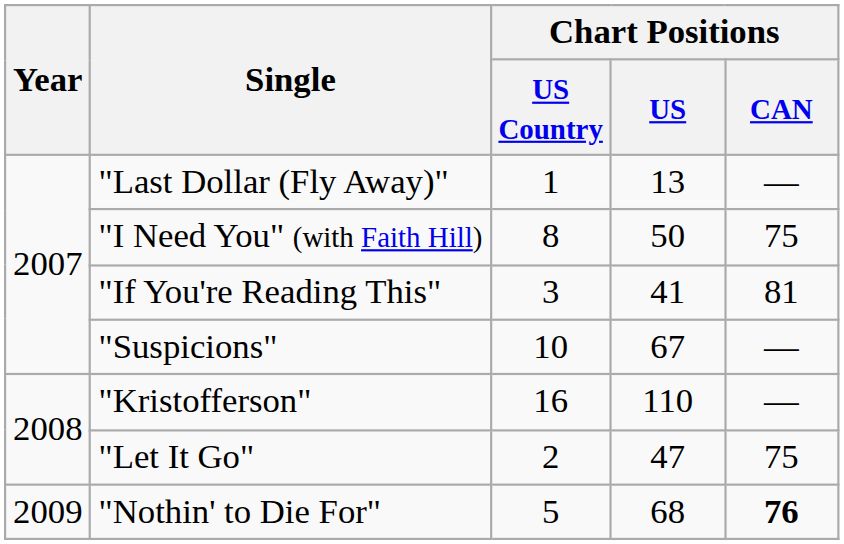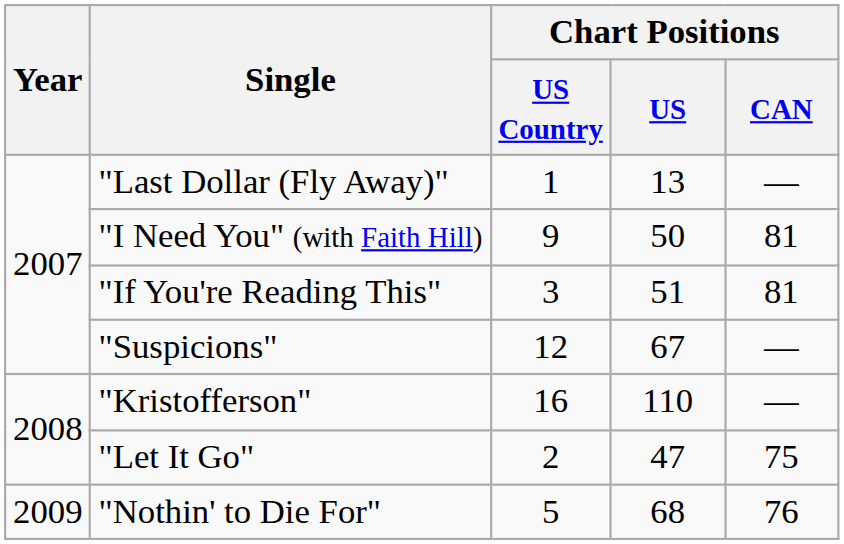(551, 236) 8 -> (551, 236) 9
(781, 236) 75 -> (781, 236) 81
(668, 291) 41 -> (668, 291) 51
(551, 346) 10 -> (551, 346) 12
(781, 511) bold -> (781, 511) normal
